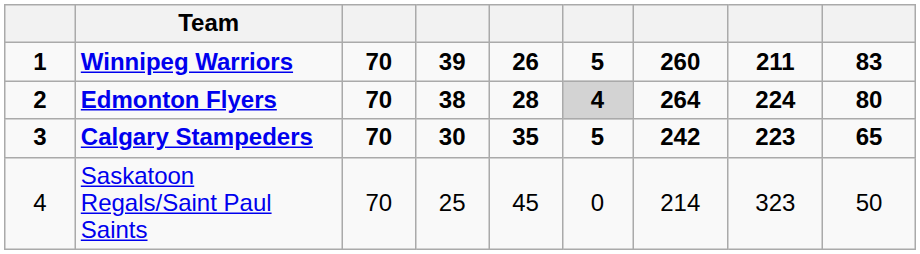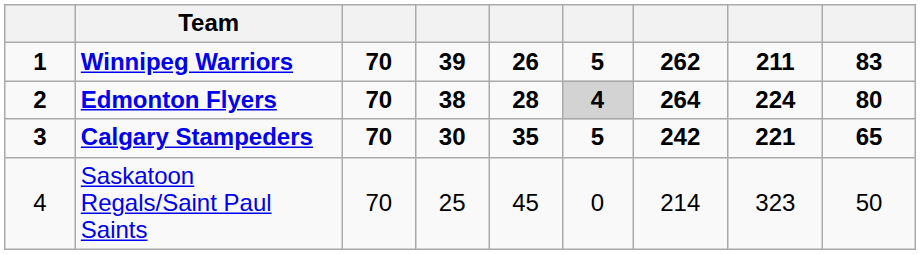(680, 61) 260 -> (680, 61) 262
(775, 137) 223 -> (775, 137) 221
